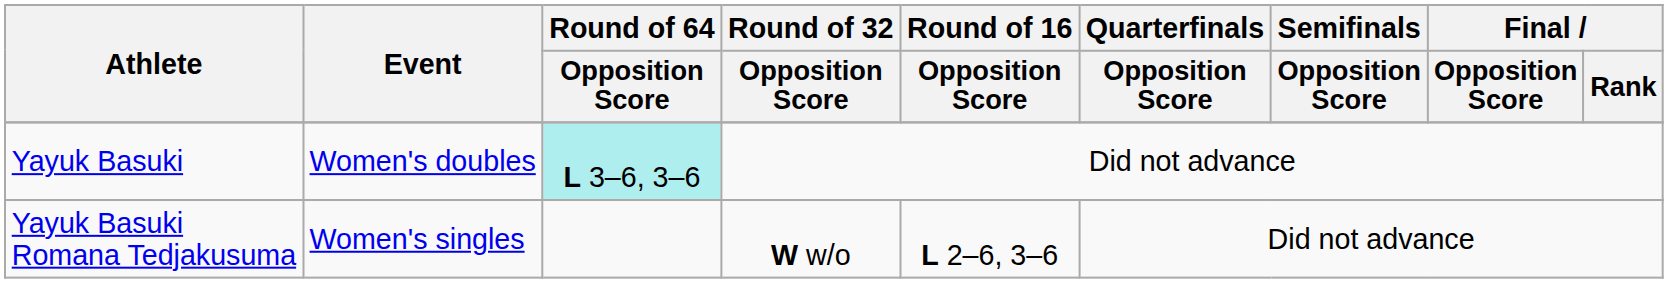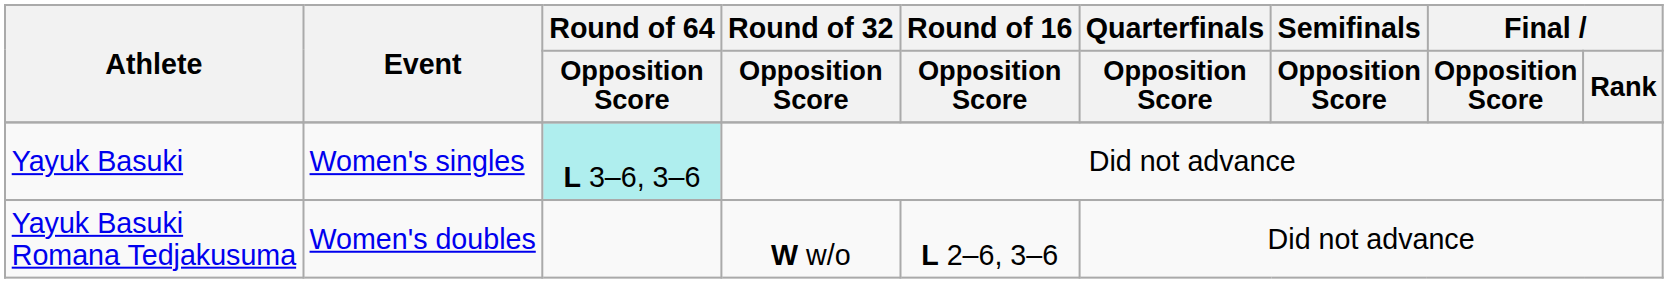(423, 162) Women's doubles -> (417, 162) Women's singles
(417, 239) Women's singles -> (423, 239) Women's doubles
